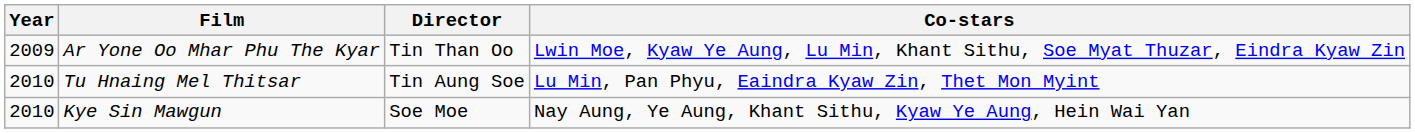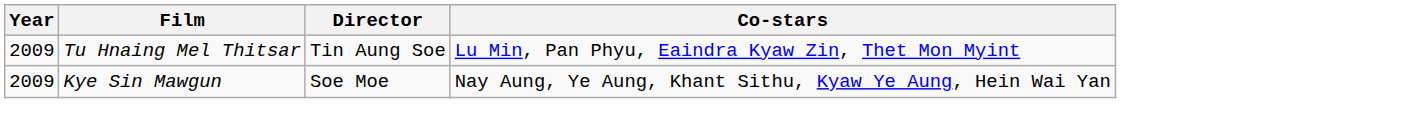- row: (222, 51)
(32, 82) 2010 -> (32, 51) 2009
(32, 112) 2010 -> (32, 82) 2009
